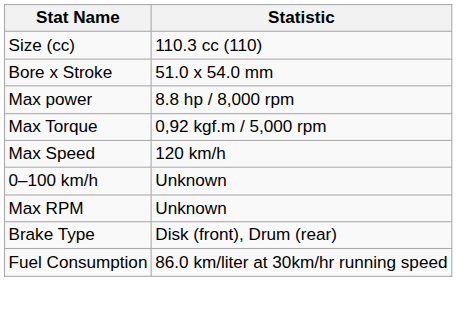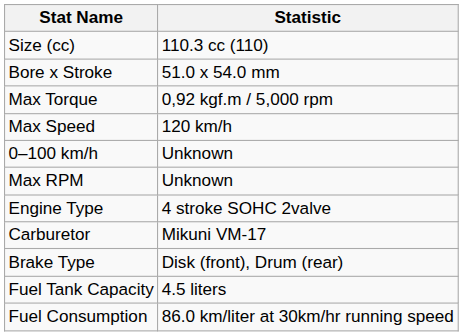- row: (50, 99)
+ row: (56, 208)
+ row: (49, 235)
+ row: (81, 289)
